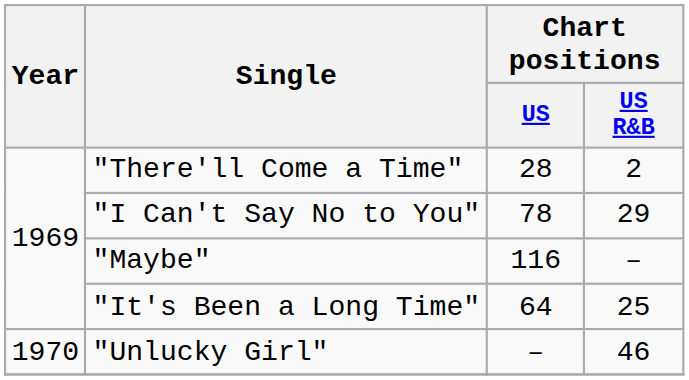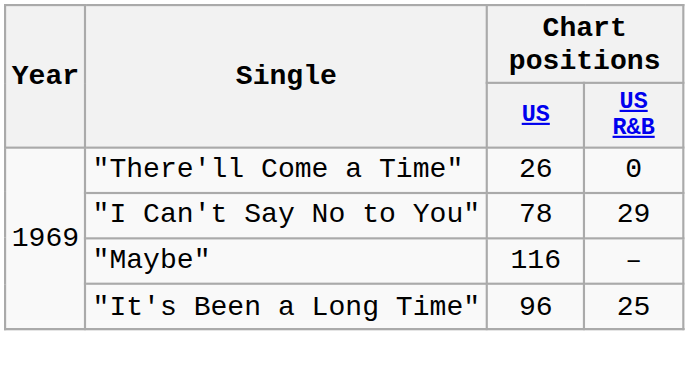(536, 169) 28 -> (536, 169) 26
(634, 169) 2 -> (634, 169) 0
(536, 307) 64 -> (536, 307) 96
- row: (211, 353)
